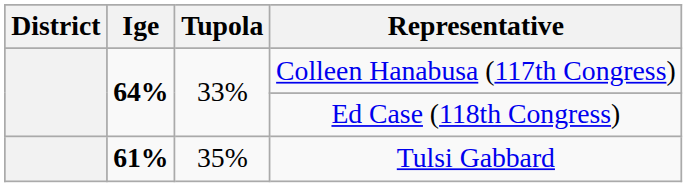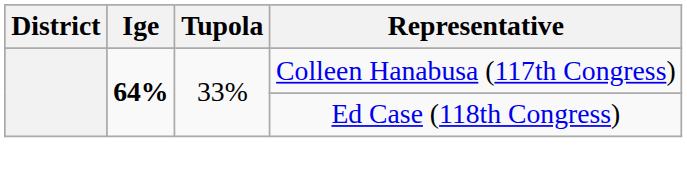- row: (476, 158)
